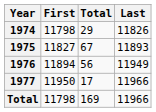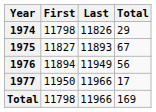columns swapped: (133, 13) <-> (96, 13)
